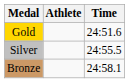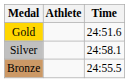(104, 50) 24:55.5 -> (104, 50) 24:58.1
(104, 68) 24:58.1 -> (104, 68) 24:55.5
